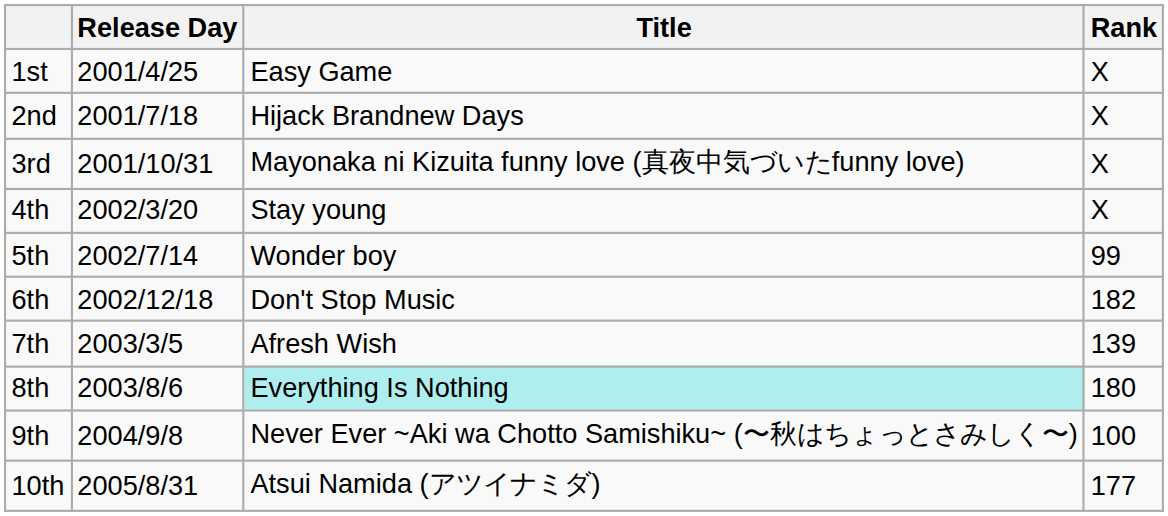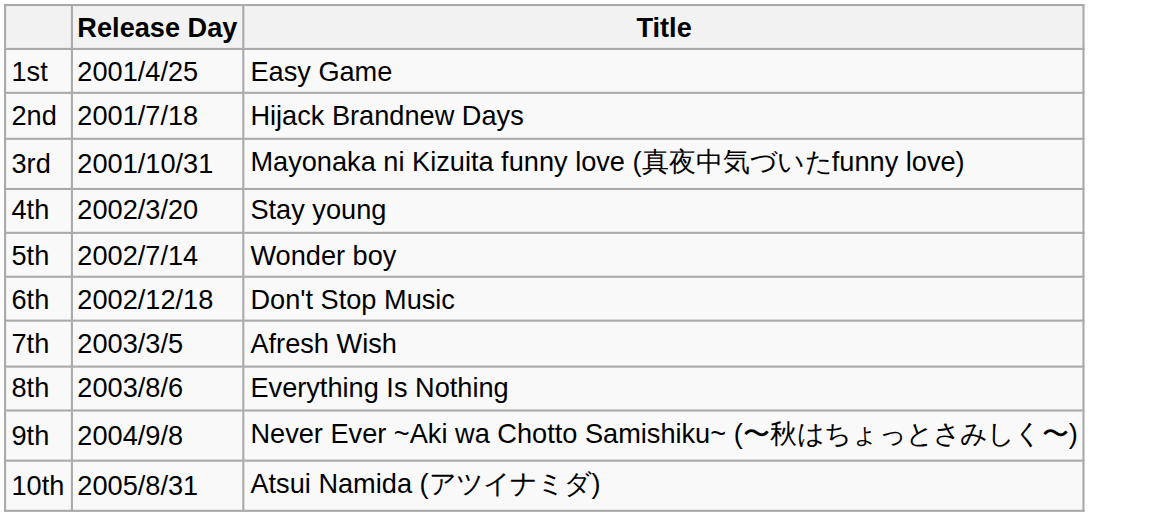- column: (1124, 27)
(380, 388) paleturquoise background -> (380, 388) no background
